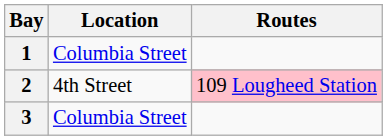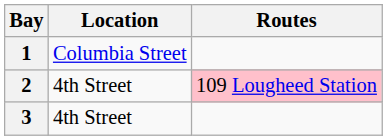(120, 118) Columbia Street -> (92, 118) 4th Street
